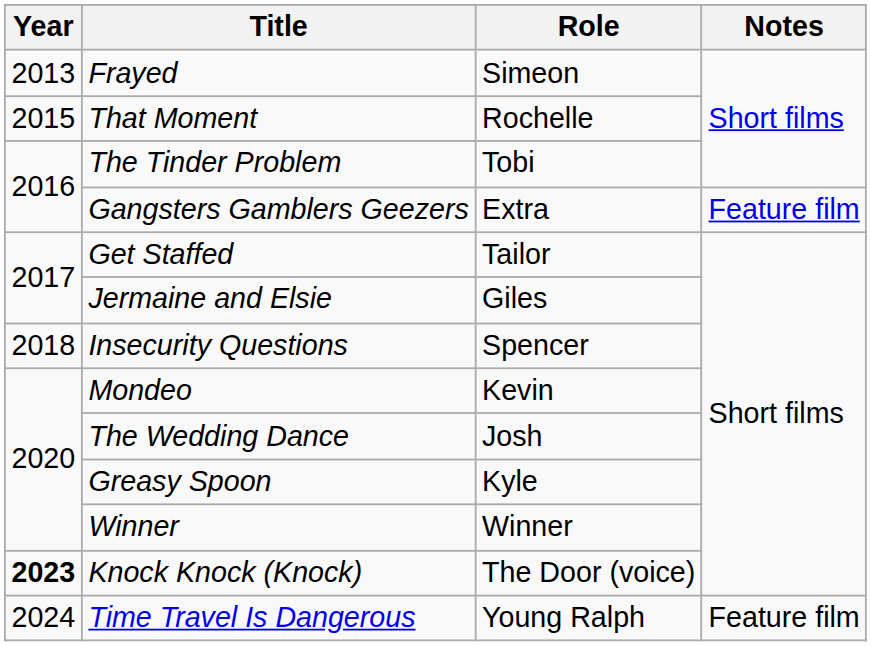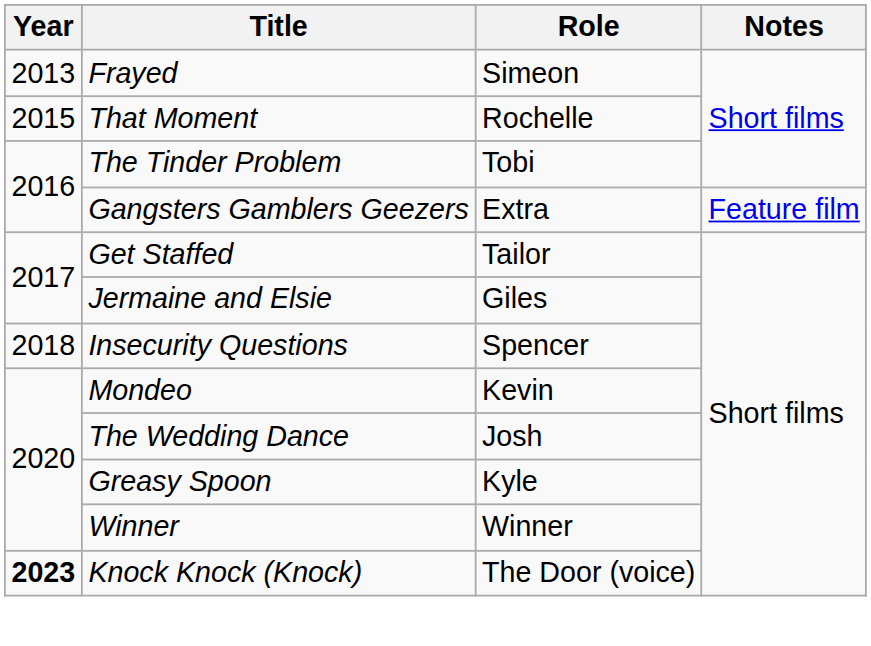- row: (252, 617)
